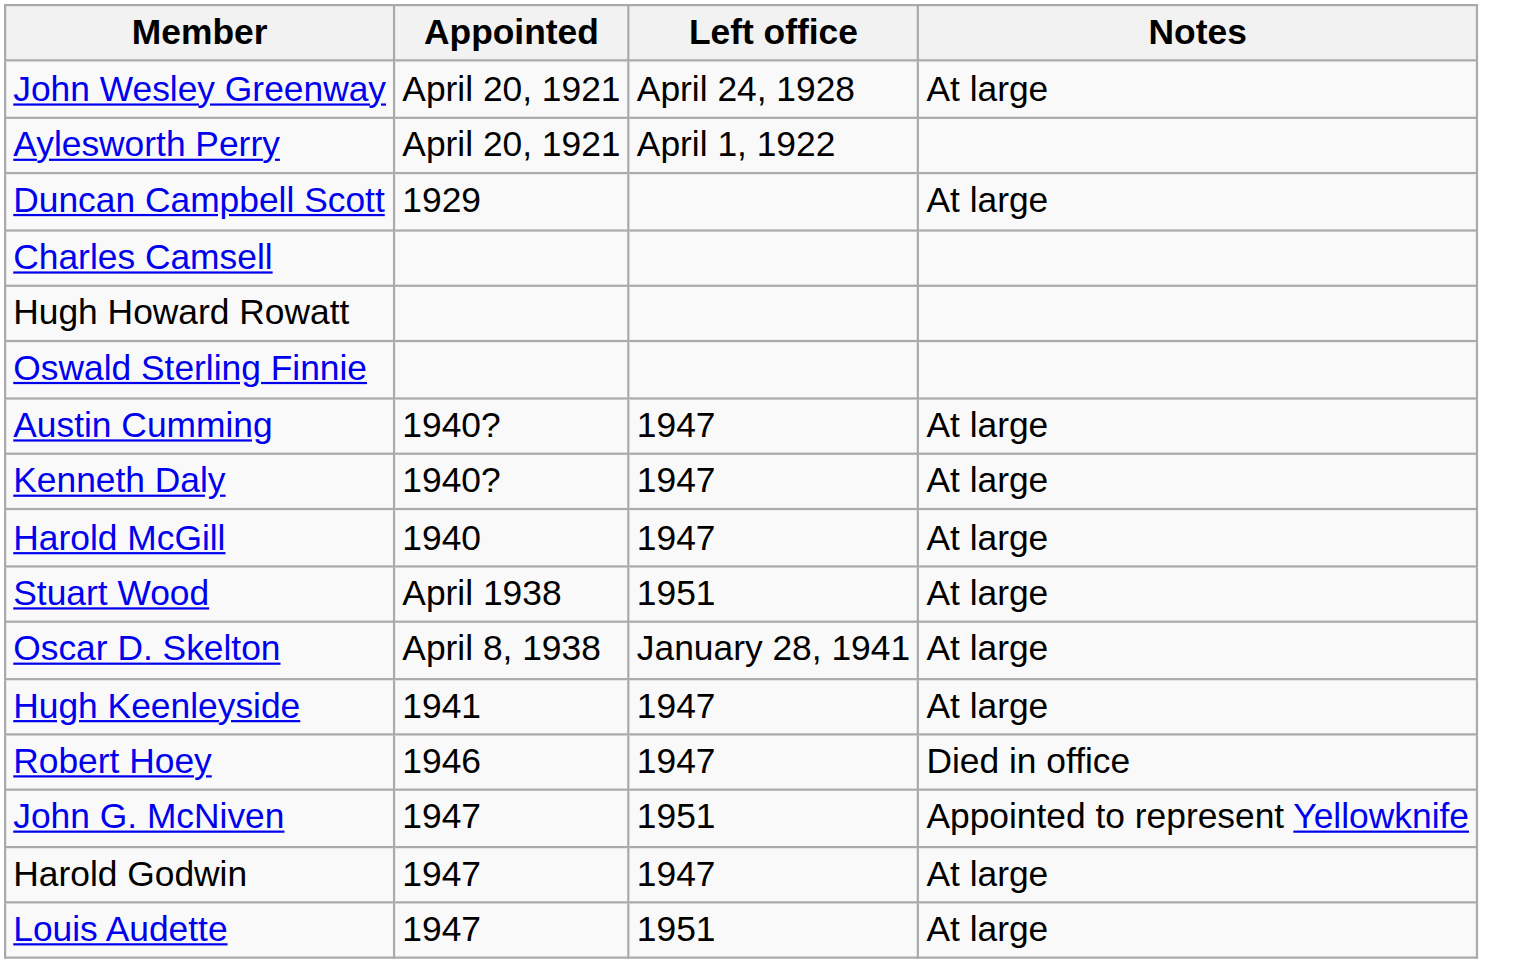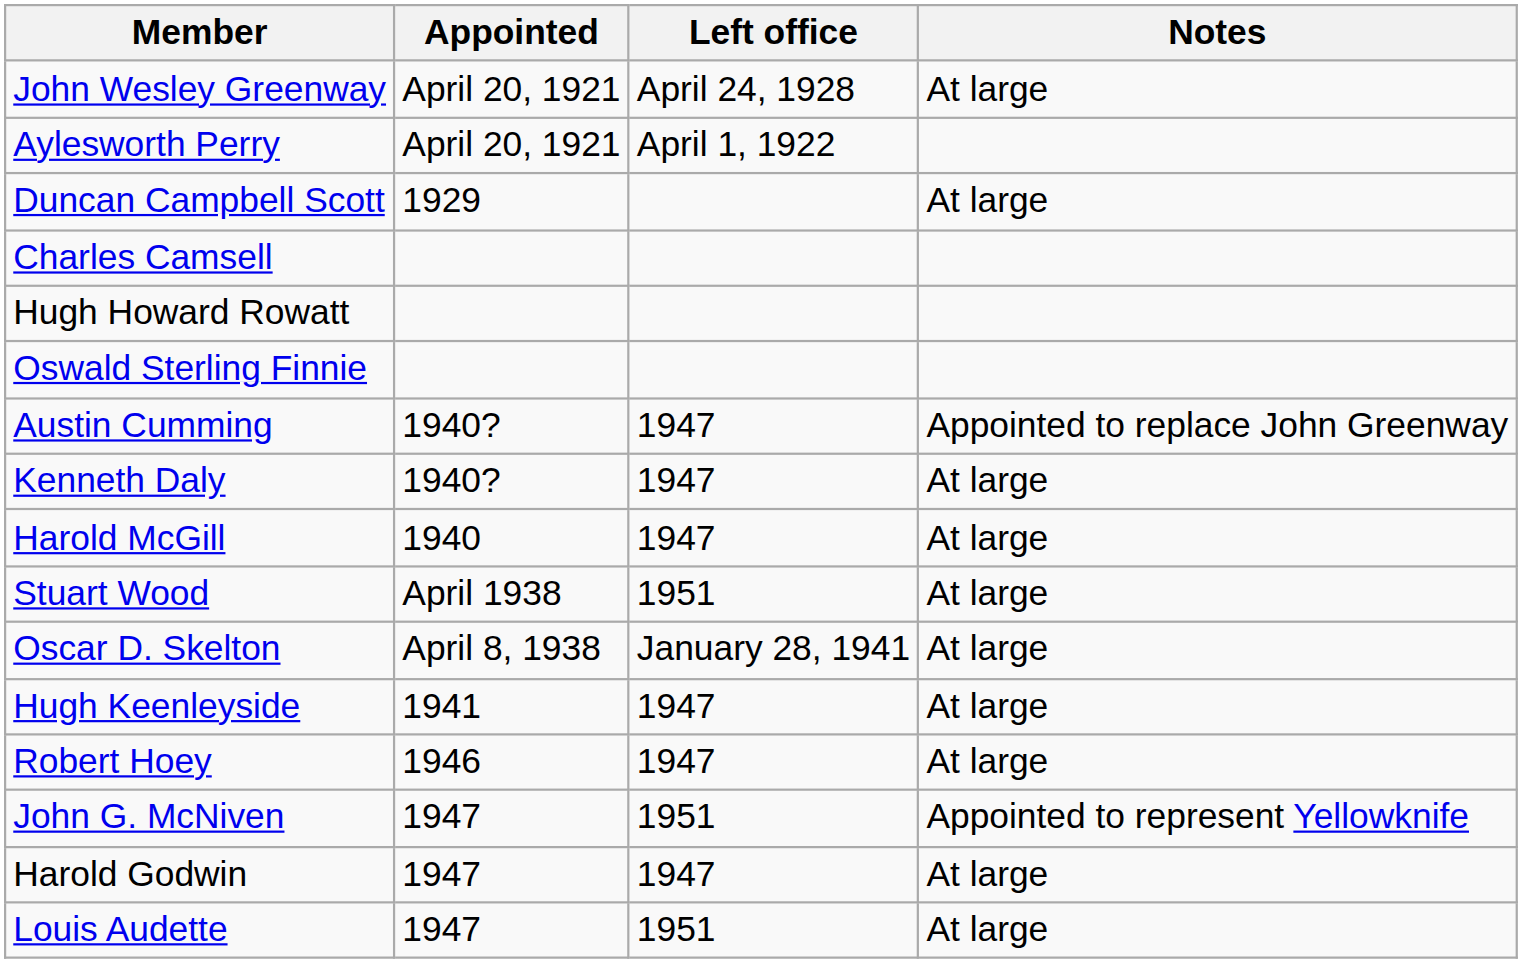(987, 425) At large -> (1217, 425) Appointed to replace John Greenway
(1028, 761) Died in office -> (987, 761) At large
